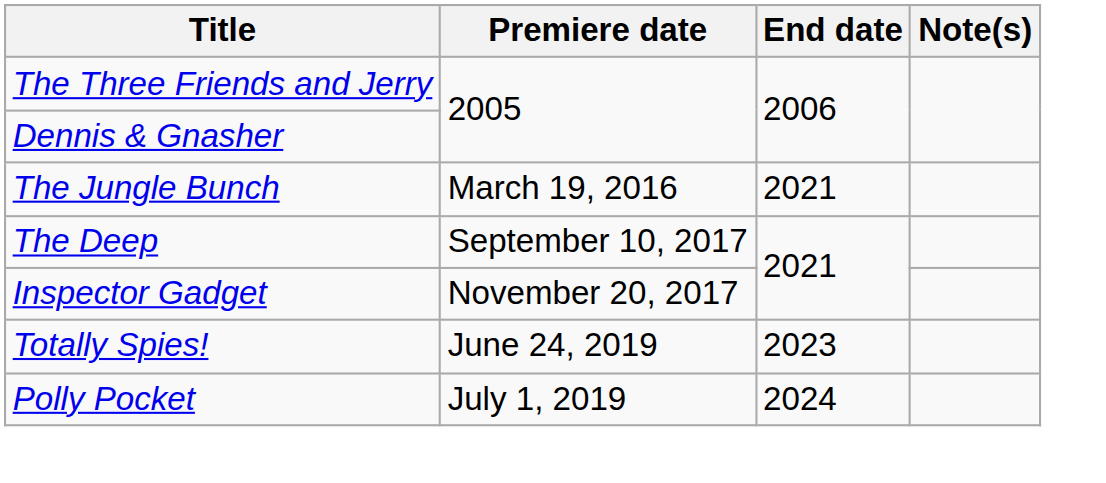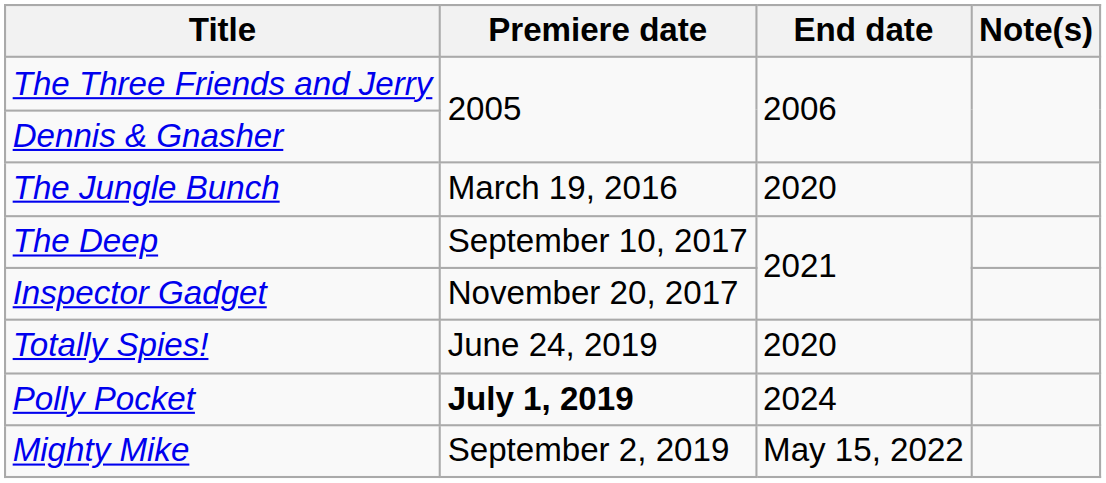(800, 188) 2021 -> (800, 188) 2020
(800, 345) 2023 -> (800, 345) 2020
(537, 398) normal -> (541, 398) bold
+ row: (101, 450)
